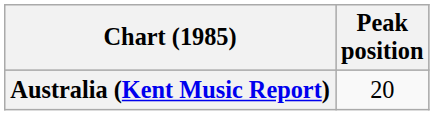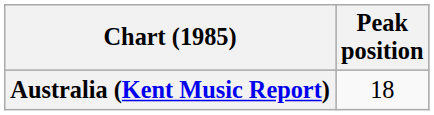(382, 89) 20 -> (382, 89) 18
